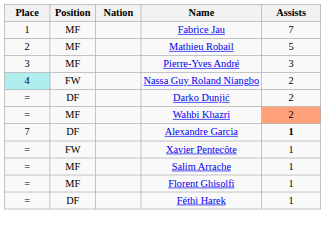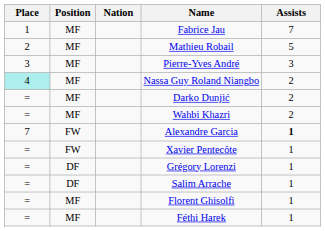(73, 81) FW -> (73, 81) MF
(73, 98) DF -> (73, 98) MF
(291, 115) lightsalmon background -> (291, 115) no background
(73, 132) DF -> (73, 132) FW
+ row: (201, 166)
(73, 166) MF -> (73, 183) DF
(73, 200) DF -> (73, 217) MF
